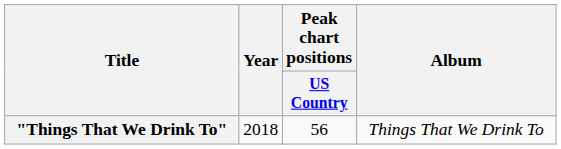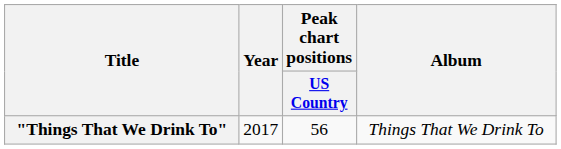(261, 129) 2018 -> (261, 129) 2017
